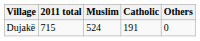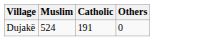- column: (61, 12)
